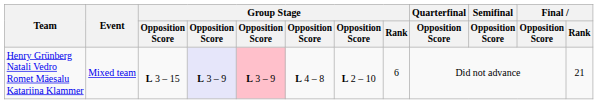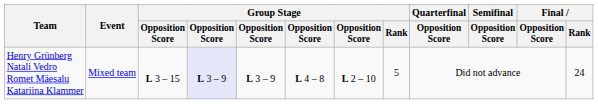(261, 79) pink background -> (261, 79) no background
(396, 73) 6 -> (396, 73) 5
(580, 73) 21 -> (580, 73) 24
